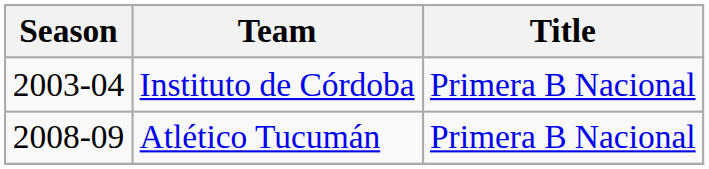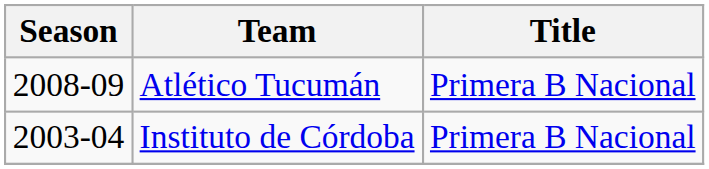rows swapped: (277, 84) <-> (260, 137)
